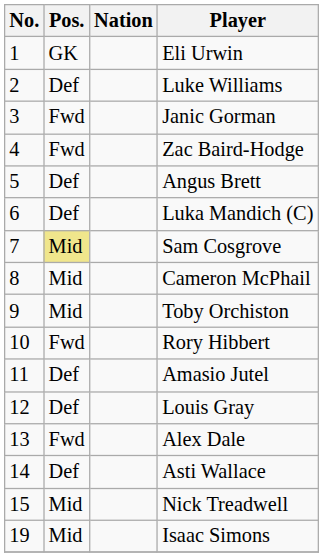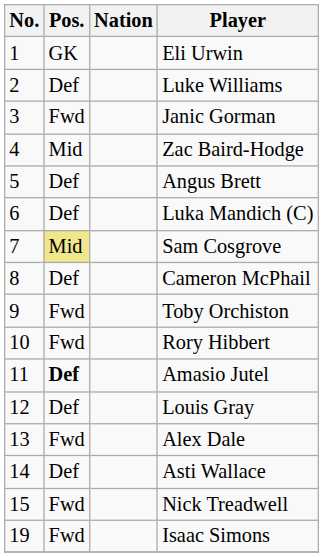(67, 149) Fwd -> (66, 149) Mid
(66, 278) Mid -> (64, 278) Def
(66, 310) Mid -> (67, 310) Fwd
(64, 375) normal -> (64, 375) bold
(66, 504) Mid -> (67, 504) Fwd
(66, 536) Mid -> (67, 536) Fwd
